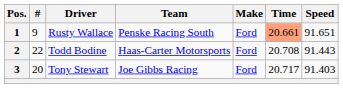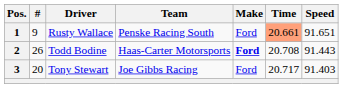(37, 51) 22 -> (37, 51) 26
(246, 51) normal -> (247, 51) bold
